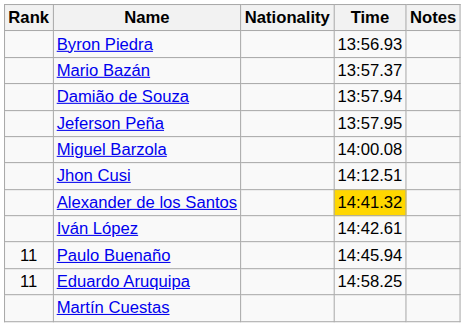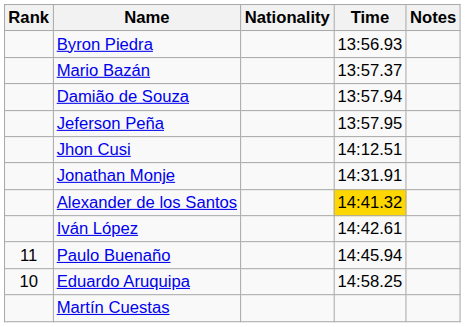- row: (112, 149)
+ row: (116, 176)
(29, 281) 11 -> (29, 281) 10
